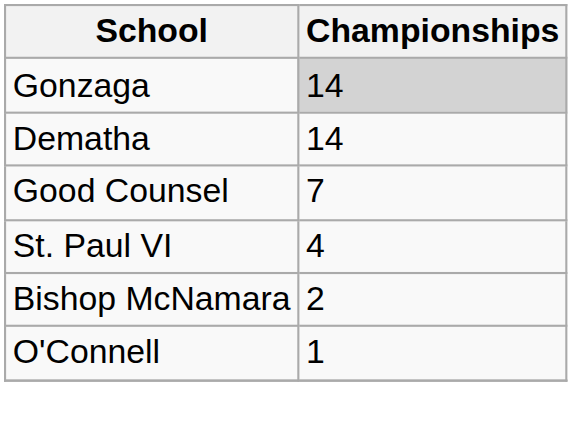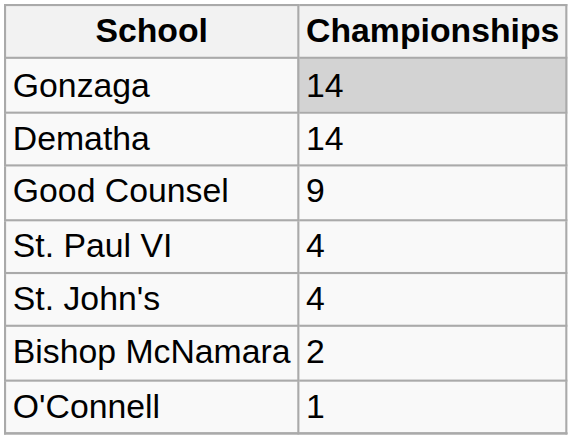(315, 191) 7 -> (315, 191) 9
+ row: (86, 298)
